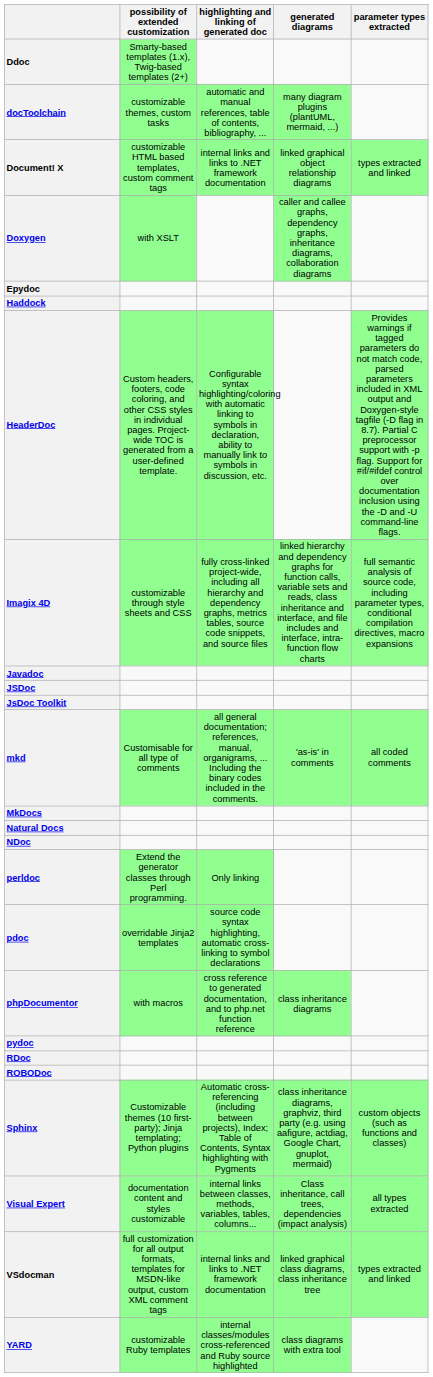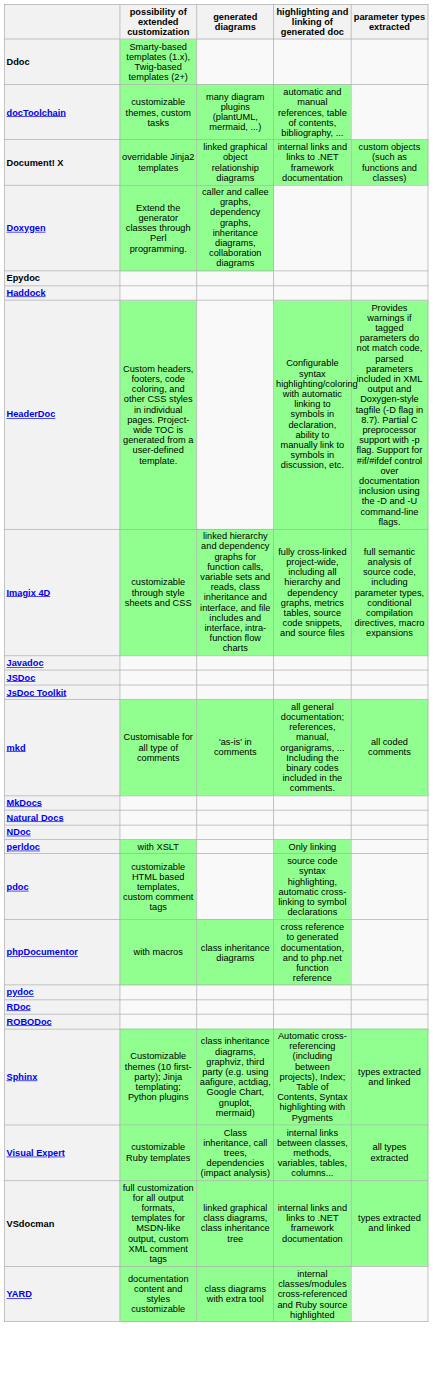columns swapped: (312, 21) <-> (235, 21)
(158, 167) customizable HTML based templates, custom comment tags -> (158, 162) overridable Jinja2 templates
(389, 167) types extracted and linked -> (389, 162) custom objects (such as functions and classes)
(158, 238) with XSLT -> (158, 228) Extend the generator classes through Perl programming.
(158, 877) Extend the generator classes through Perl programming. -> (158, 846) with XSLT
(158, 937) overridable Jinja2 templates -> (158, 886) customizable HTML based templates, custom comment tags
(389, 1128) custom objects (such as functions and classes) -> (389, 1077) types extracted and linked
(158, 1203) documentation content and styles customizable -> (158, 1152) customizable Ruby templates
(158, 1345) customizable Ruby templates -> (158, 1294) documentation content and styles customizable
